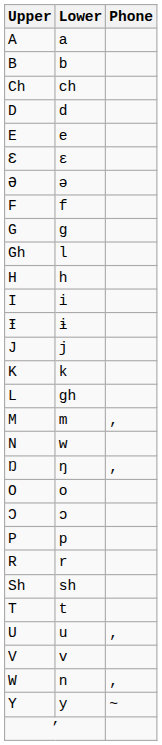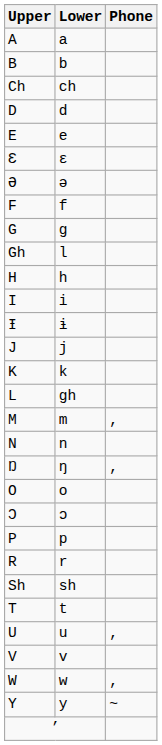(63, 444) w -> (63, 444) n
(63, 681) n -> (63, 681) w
